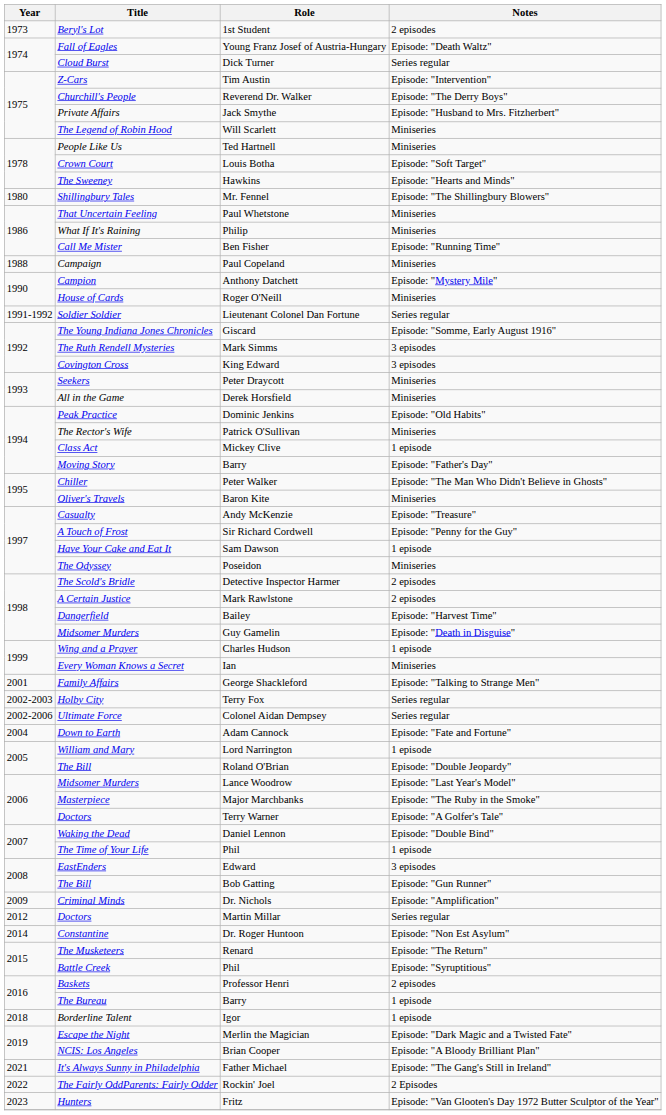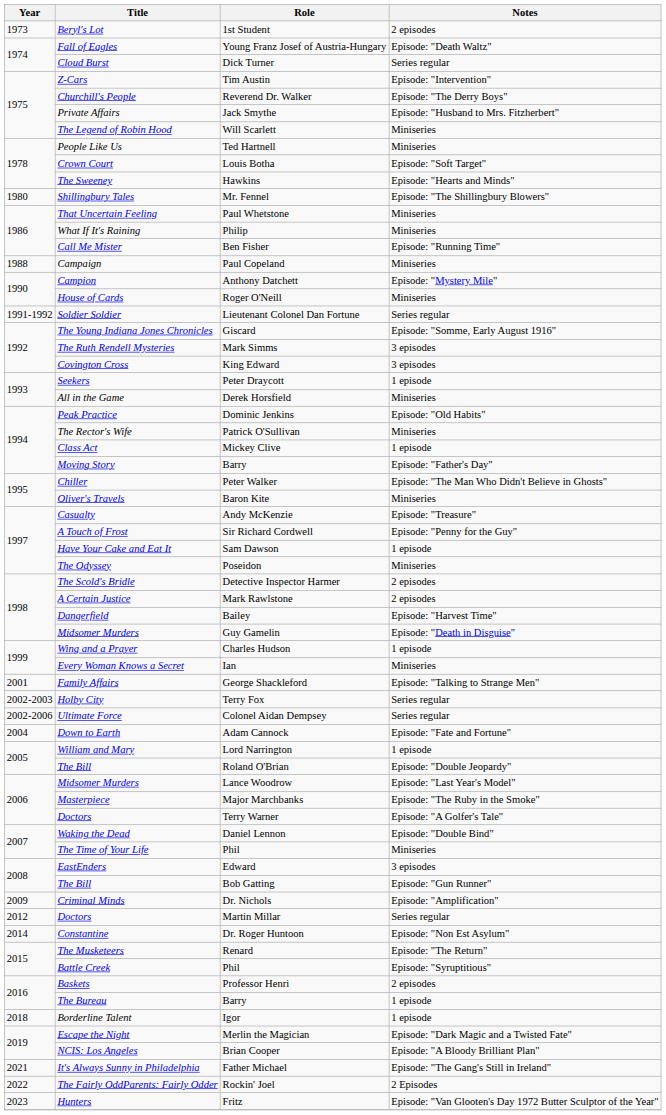(414, 381) Miniseries -> (411, 381) 1 episode
(411, 850) 1 episode -> (414, 850) Miniseries
